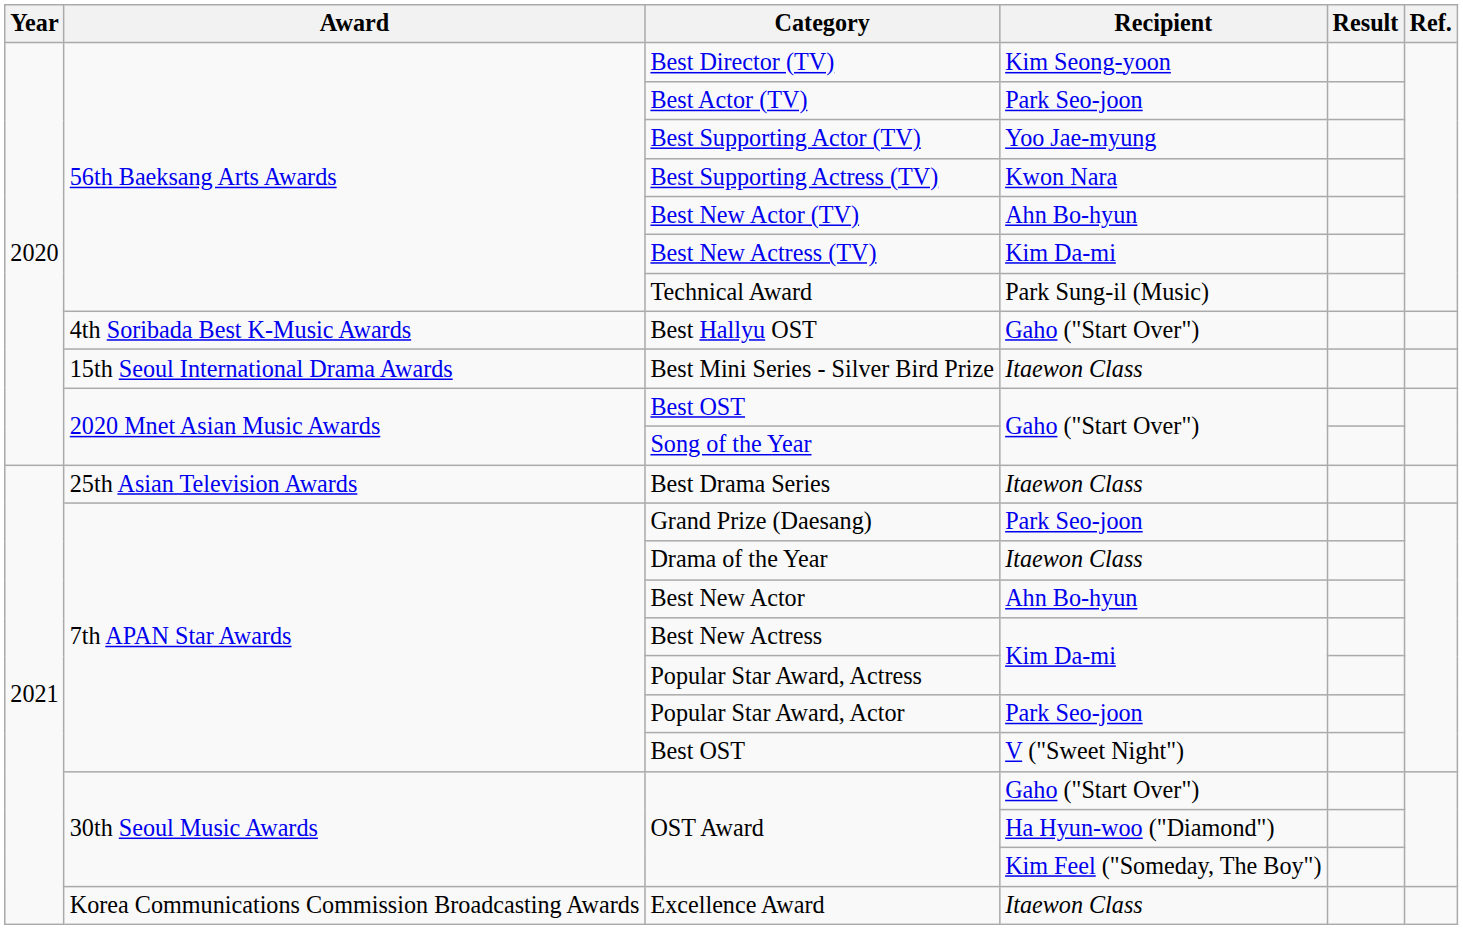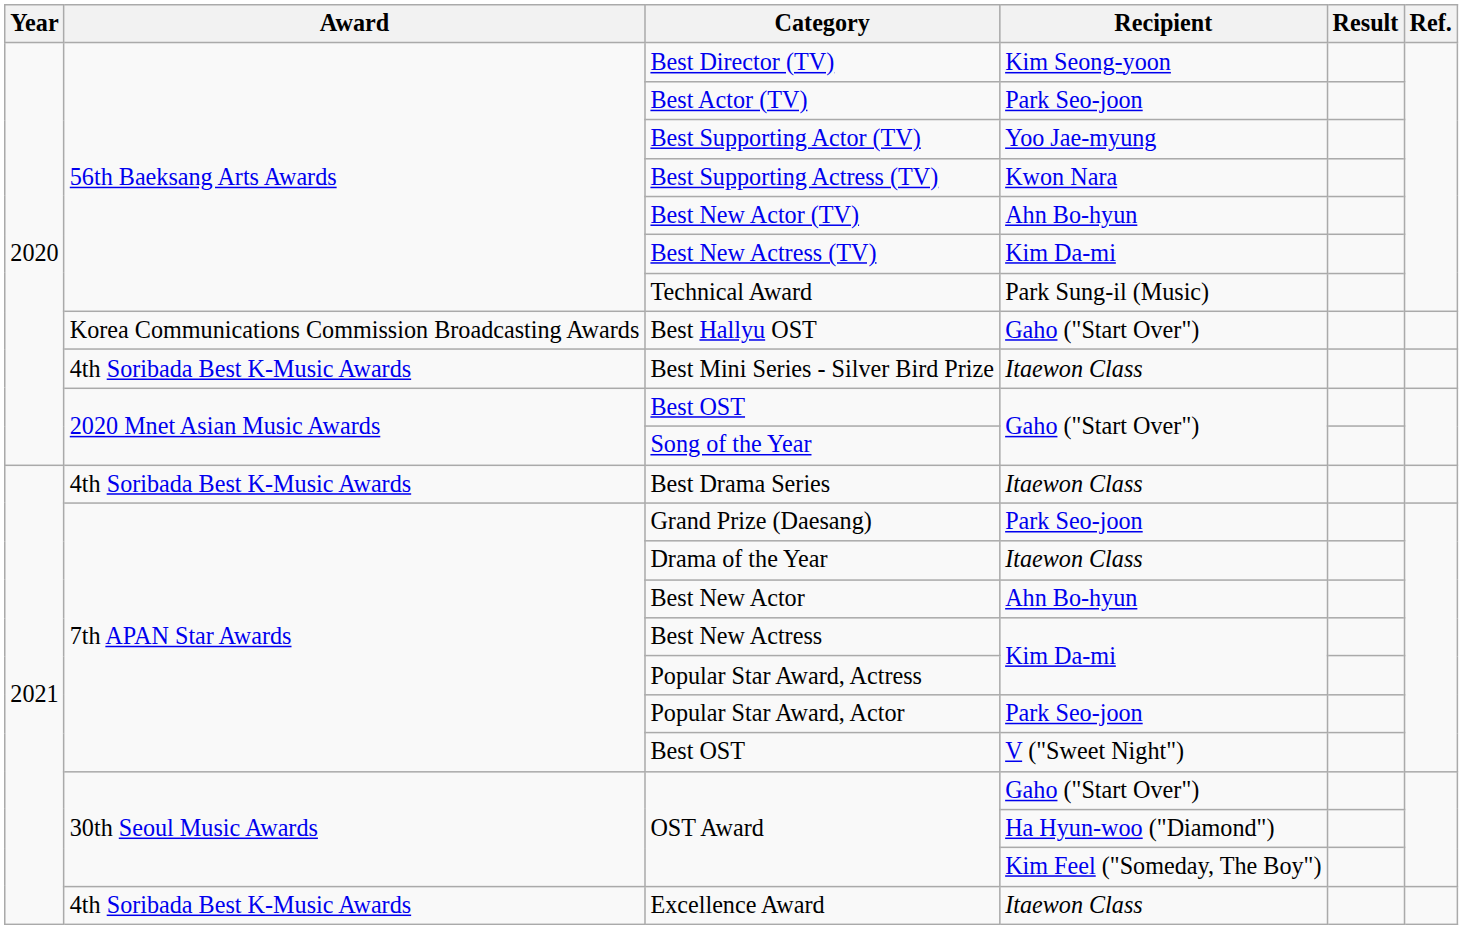(240, 330) 4th Soribada Best K-Music Awards -> (355, 330) Korea Communications Commission Broadcasting Awards
(261, 368) 15th Seoul International Drama Awards -> (240, 368) 4th Soribada Best K-Music Awards
(214, 483) 25th Asian Television Awards -> (240, 483) 4th Soribada Best K-Music Awards
(355, 904) Korea Communications Commission Broadcasting Awards -> (240, 904) 4th Soribada Best K-Music Awards
